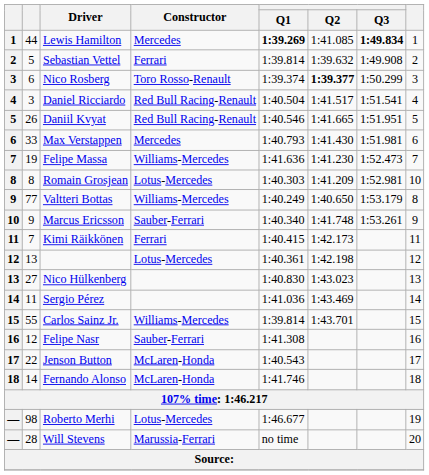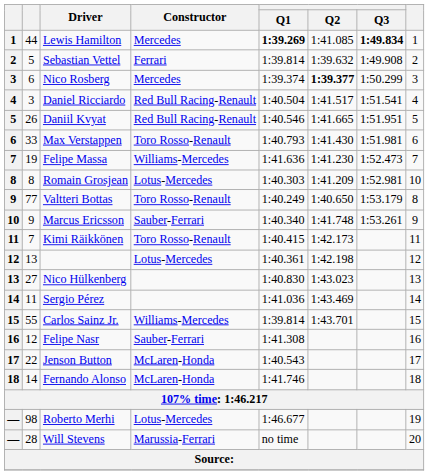(182, 79) Toro Rosso-Renault -> (157, 79) Mercedes
(157, 139) Mercedes -> (182, 139) Toro Rosso-Renault
(181, 199) Williams-Mercedes -> (182, 199) Toro Rosso-Renault
(150, 239) Ferrari -> (182, 239) Toro Rosso-Renault
